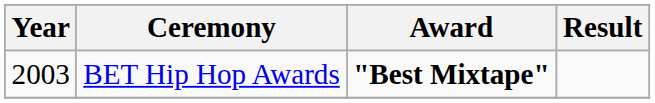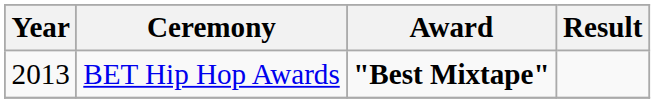(41, 73) 2003 -> (41, 73) 2013
